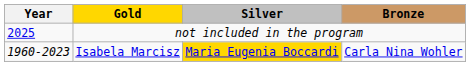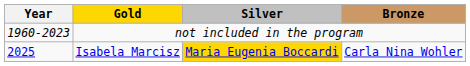(21, 33) 2025 -> (39, 33) 1960-2023
(39, 52) 1960-2023 -> (21, 52) 2025
